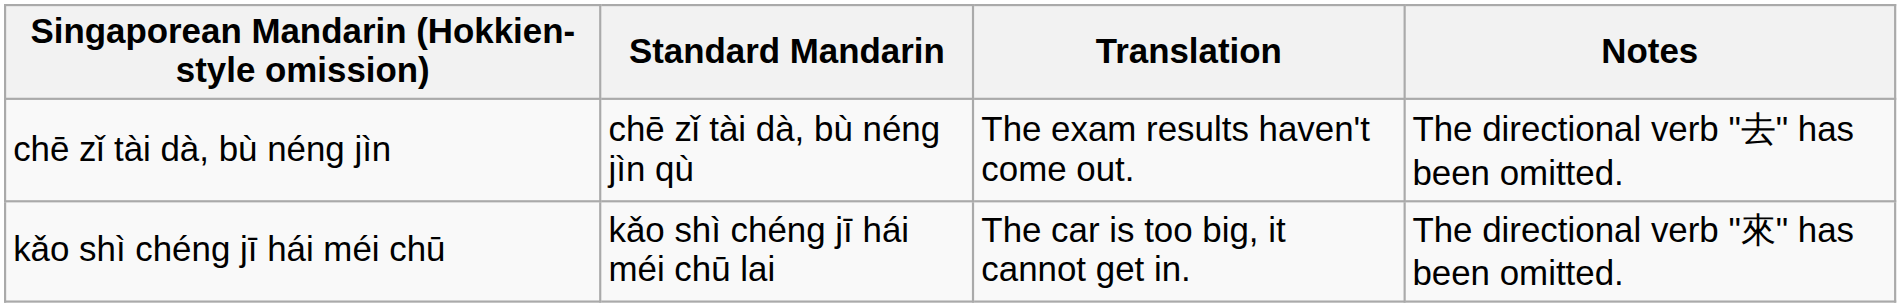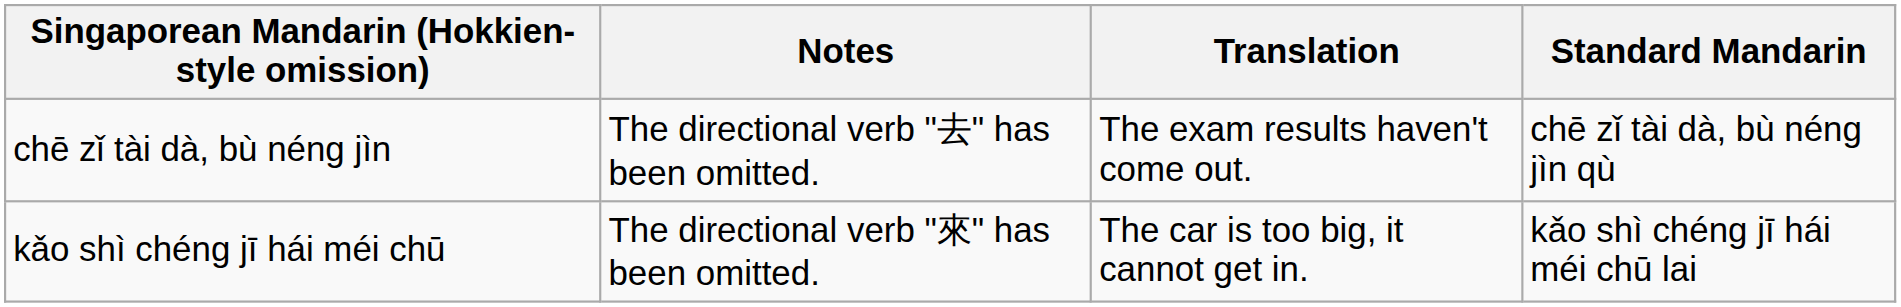columns swapped: (787, 51) <-> (1650, 51)
